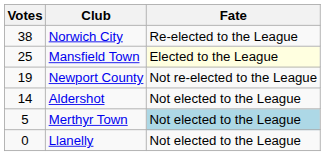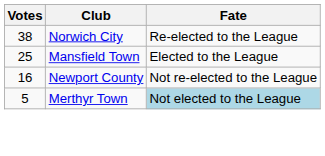(214, 57) lightyellow background -> (214, 57) no background
(25, 78) 19 -> (25, 78) 16
- row: (77, 99)
- row: (71, 141)
